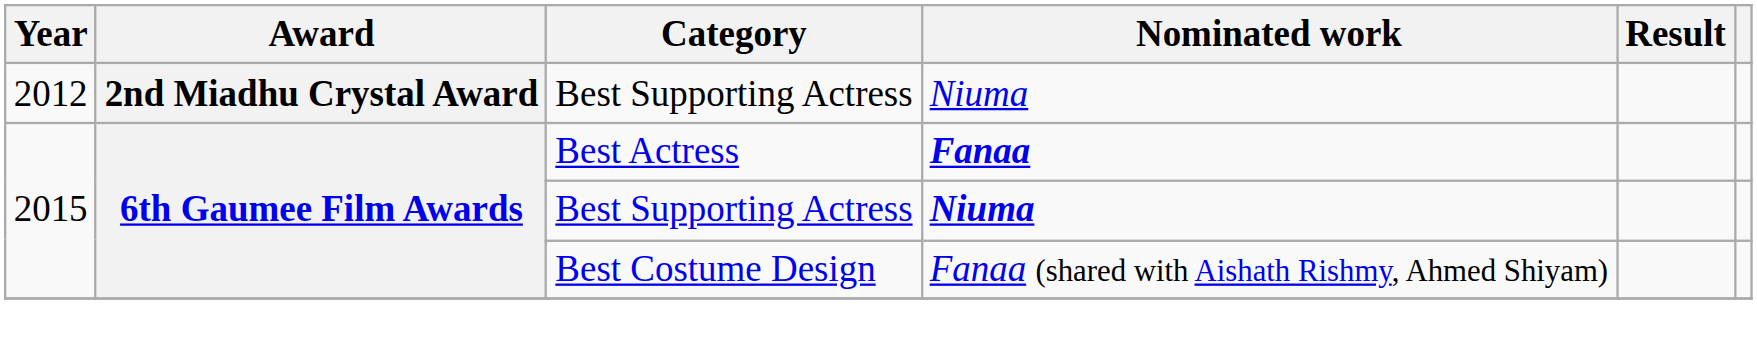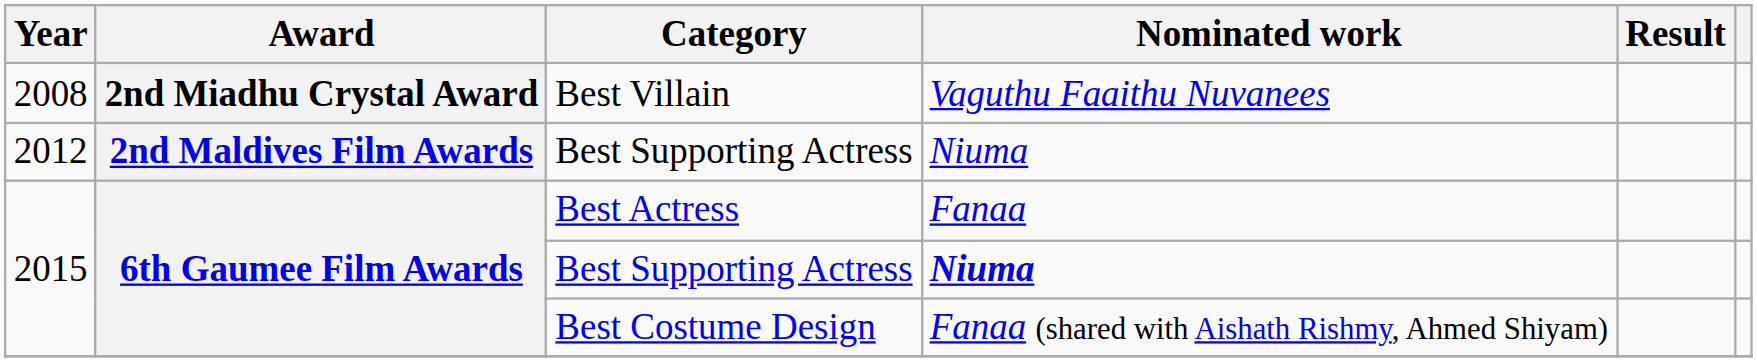+ row: (51, 92)
(321, 92) 2nd Miadhu Crystal Award -> (321, 151) 2nd Maldives Film Awards
(980, 151) bold -> (978, 209) normal
